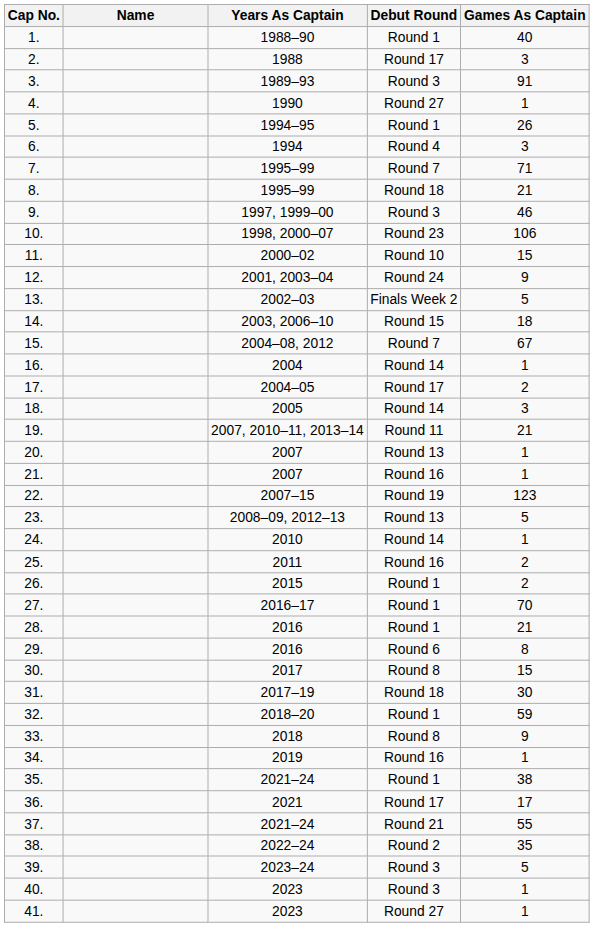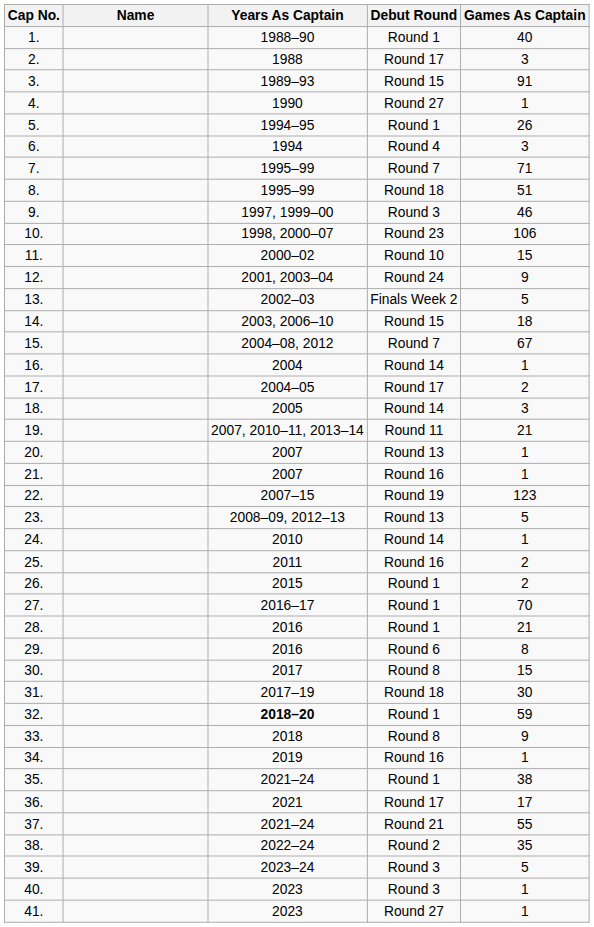(414, 81) Round 3 -> (414, 81) Round 15
(525, 191) 21 -> (525, 191) 51
(287, 715) normal -> (287, 715) bold
